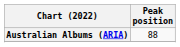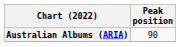(153, 35) 88 -> (153, 35) 90
